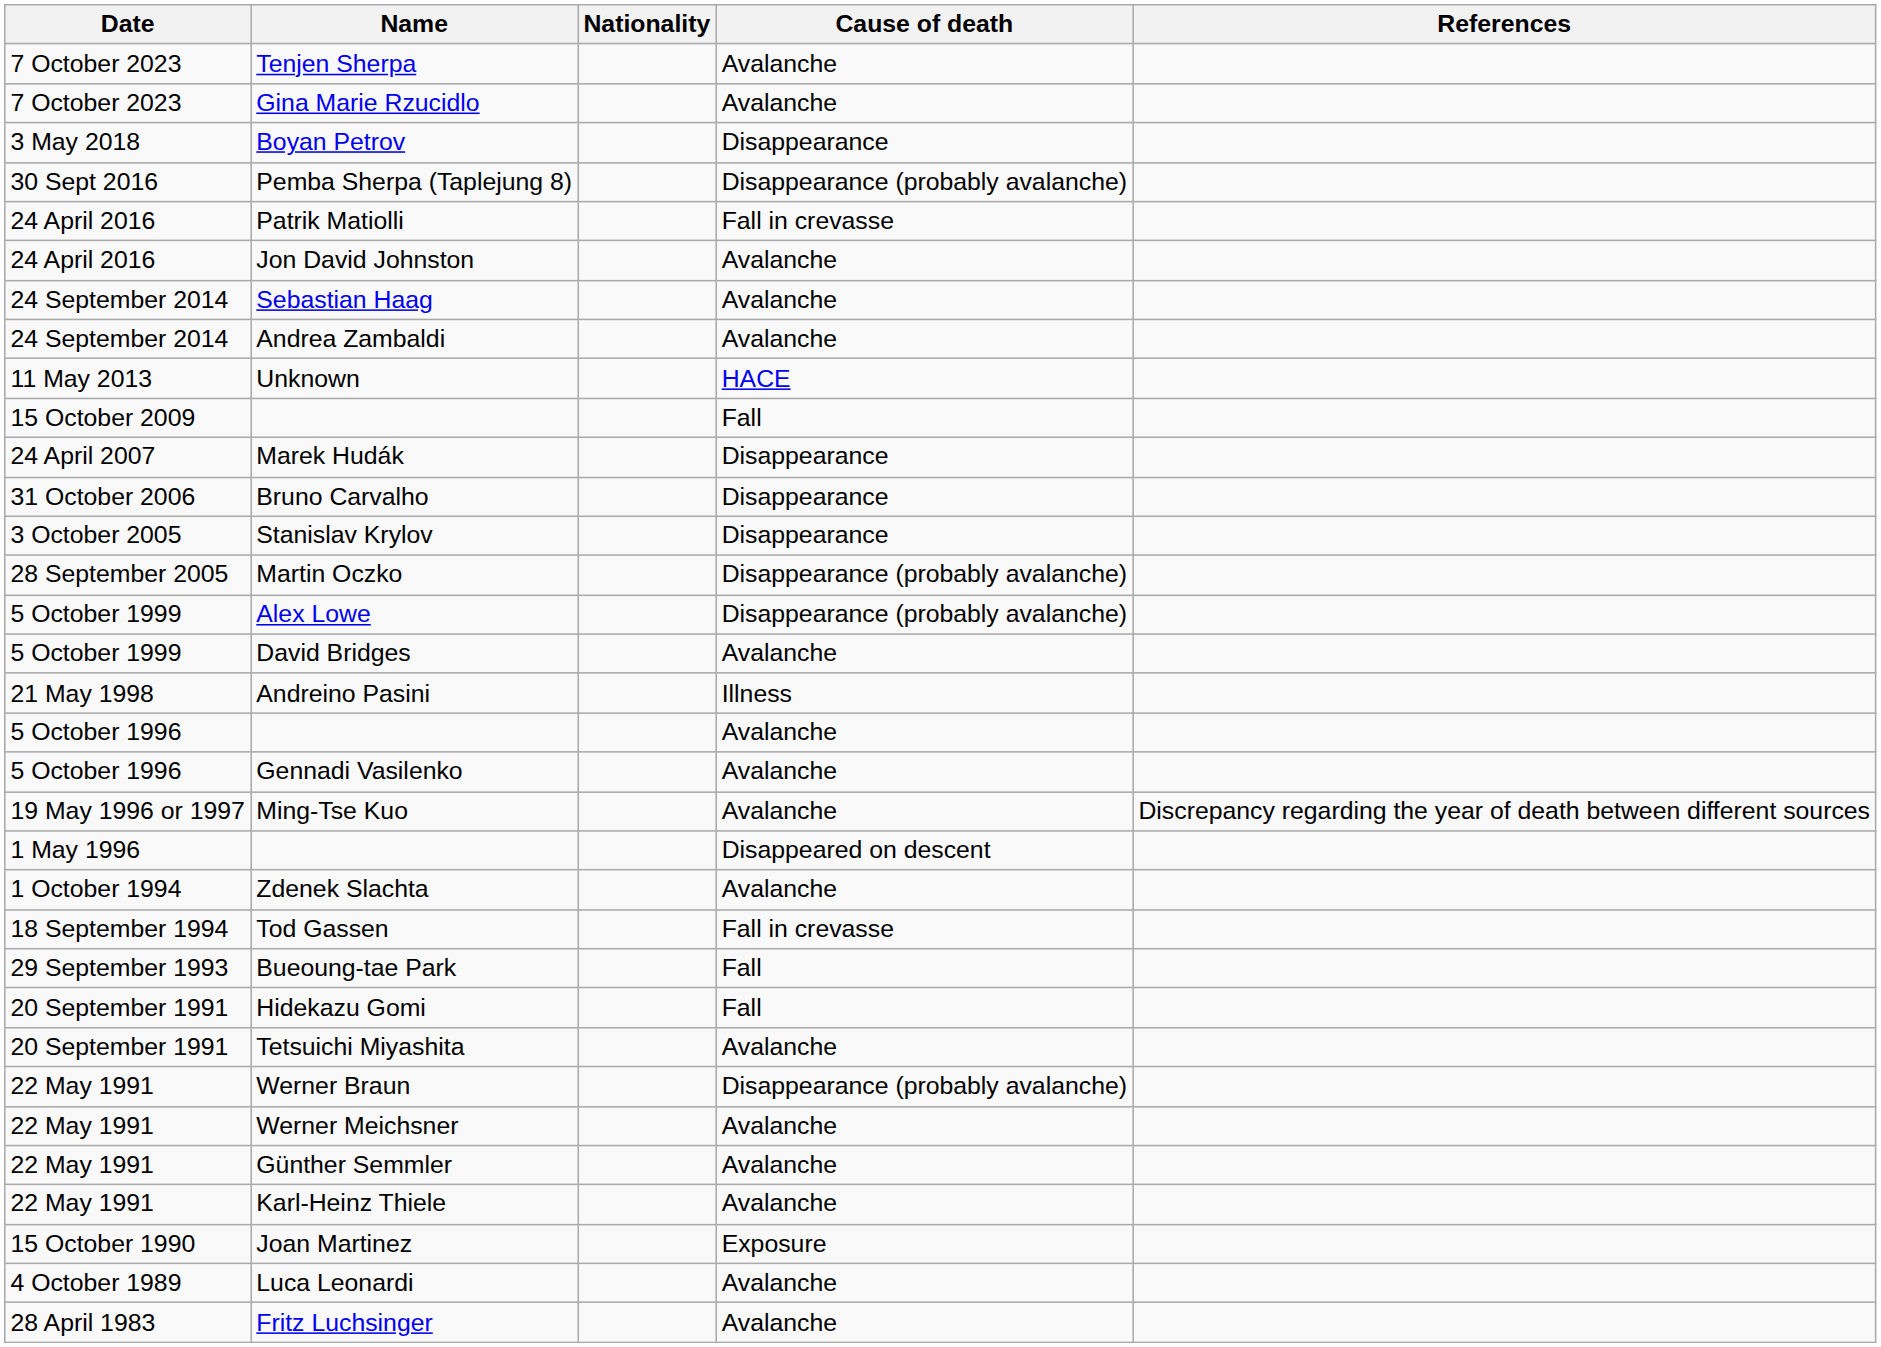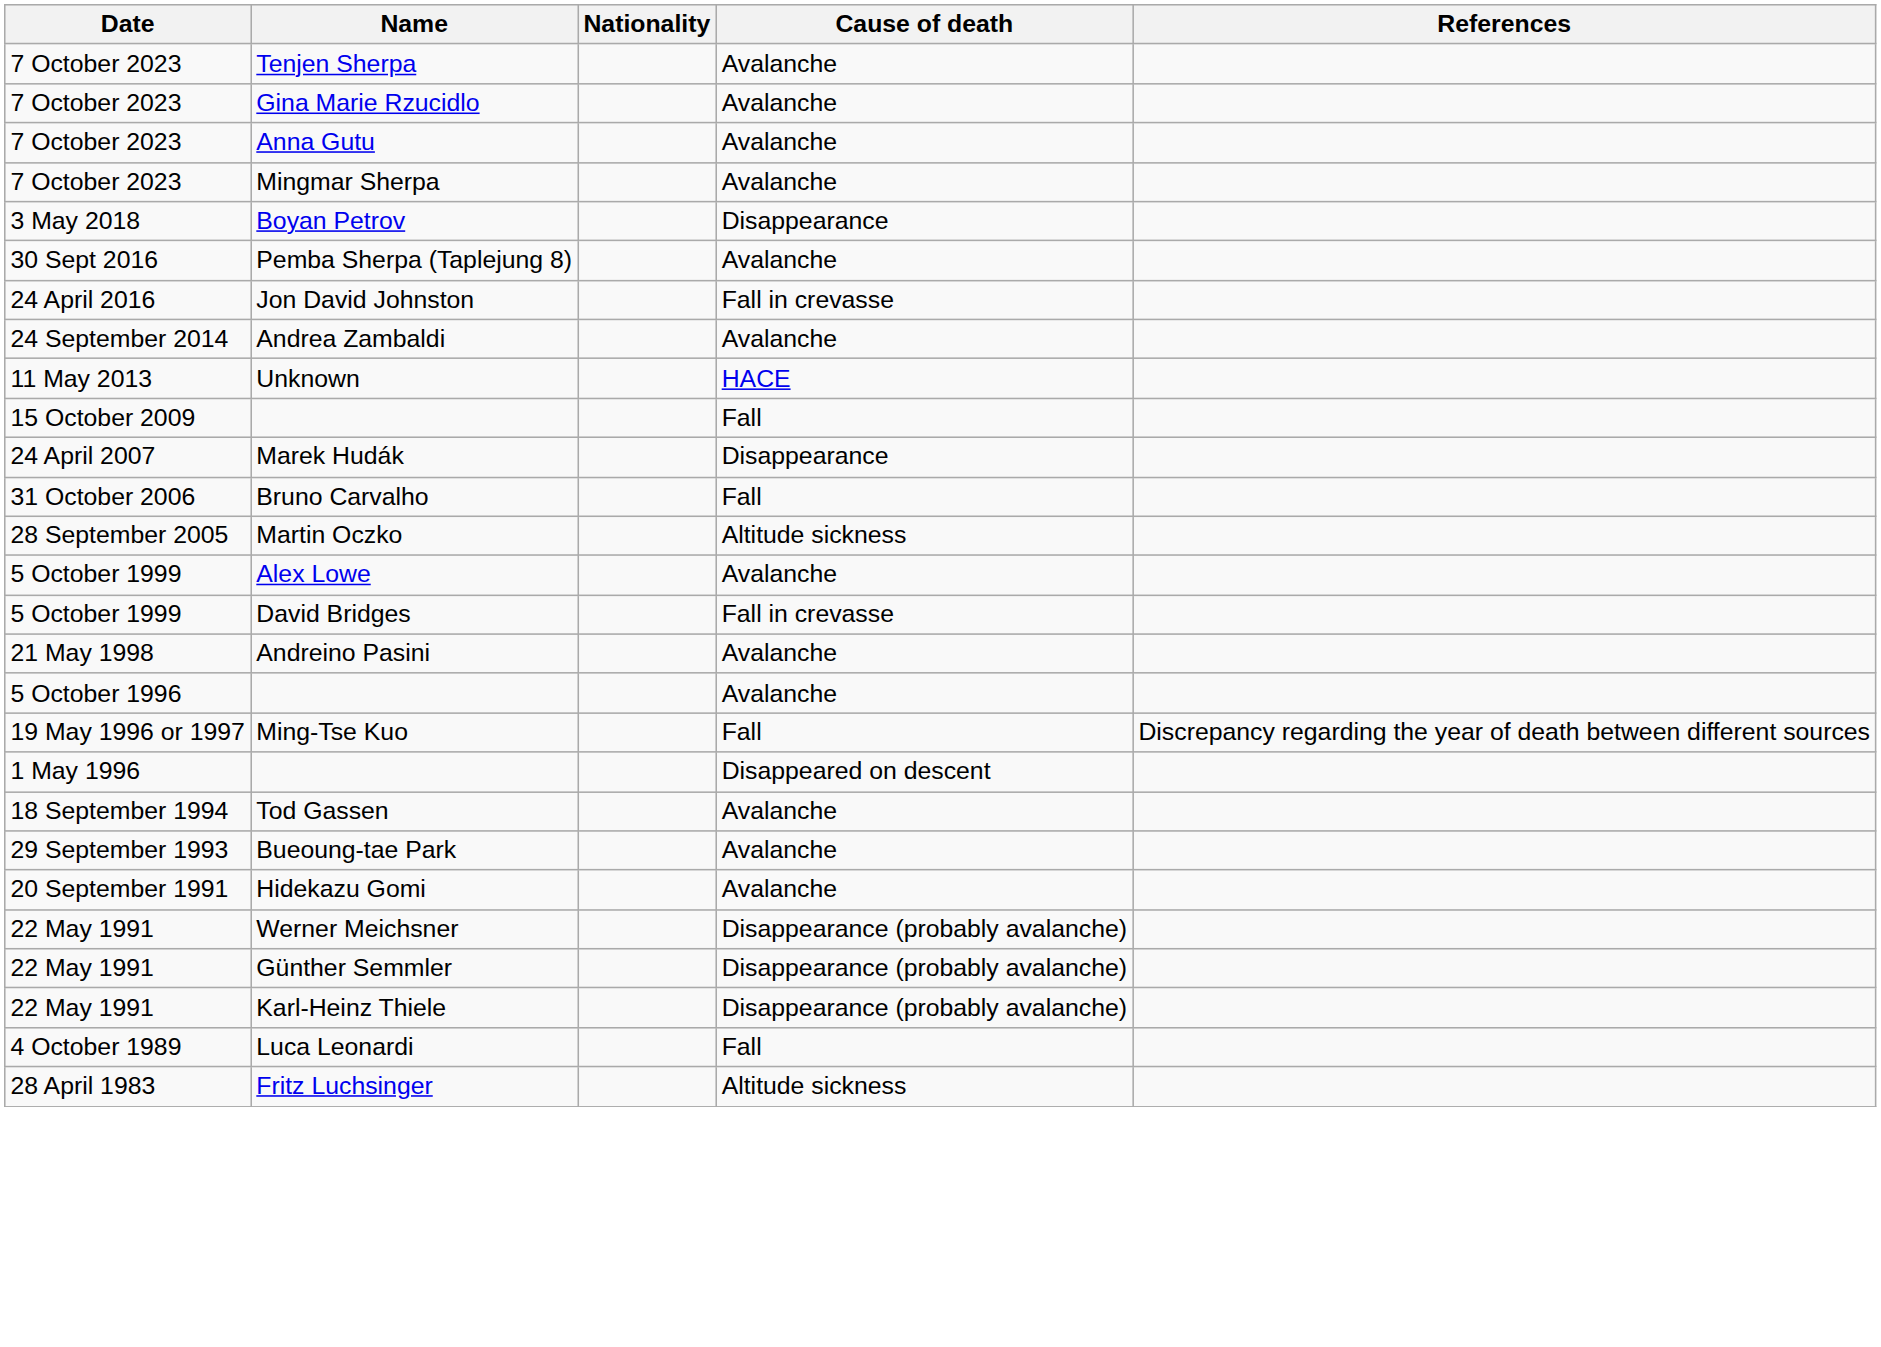+ row: (96, 142)
+ row: (96, 181)
(924, 181) Disappearance (probably avalanche) -> (779, 260) Avalanche
- row: (83, 220)
(779, 260) Avalanche -> (808, 299) Fall in crevasse
- row: (119, 299)
(805, 496) Disappearance -> (742, 496) Fall
- row: (96, 535)
(924, 574) Disappearance (probably avalanche) -> (814, 535) Altitude sickness
(924, 614) Disappearance (probably avalanche) -> (779, 574) Avalanche
(779, 653) Avalanche -> (808, 614) Fall in crevasse
(757, 692) Illness -> (779, 653) Avalanche
- row: (96, 771)
(779, 810) Avalanche -> (742, 732) Fall
- row: (96, 889)
(808, 928) Fall in crevasse -> (779, 810) Avalanche
(742, 968) Fall -> (779, 850) Avalanche
(742, 1007) Fall -> (779, 889) Avalanche
- row: (119, 1046)
- row: (82, 1086)
(779, 1125) Avalanche -> (924, 928) Disappearance (probably avalanche)
(779, 1164) Avalanche -> (924, 968) Disappearance (probably avalanche)
(779, 1204) Avalanche -> (924, 1007) Disappearance (probably avalanche)
- row: (103, 1243)
(779, 1282) Avalanche -> (742, 1046) Fall
(779, 1322) Avalanche -> (814, 1086) Altitude sickness
